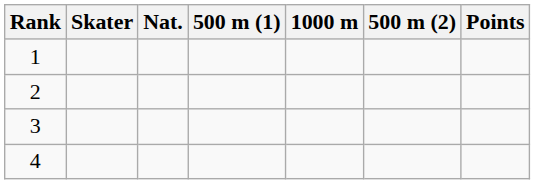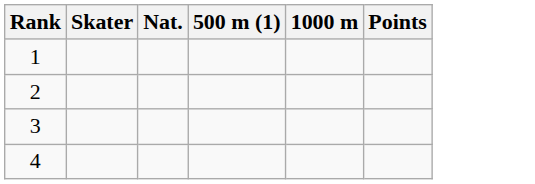- column: (412, 21)
